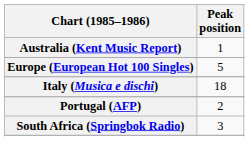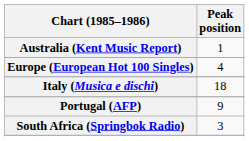(220, 67) 5 -> (220, 67) 4
(220, 106) 2 -> (220, 106) 9
